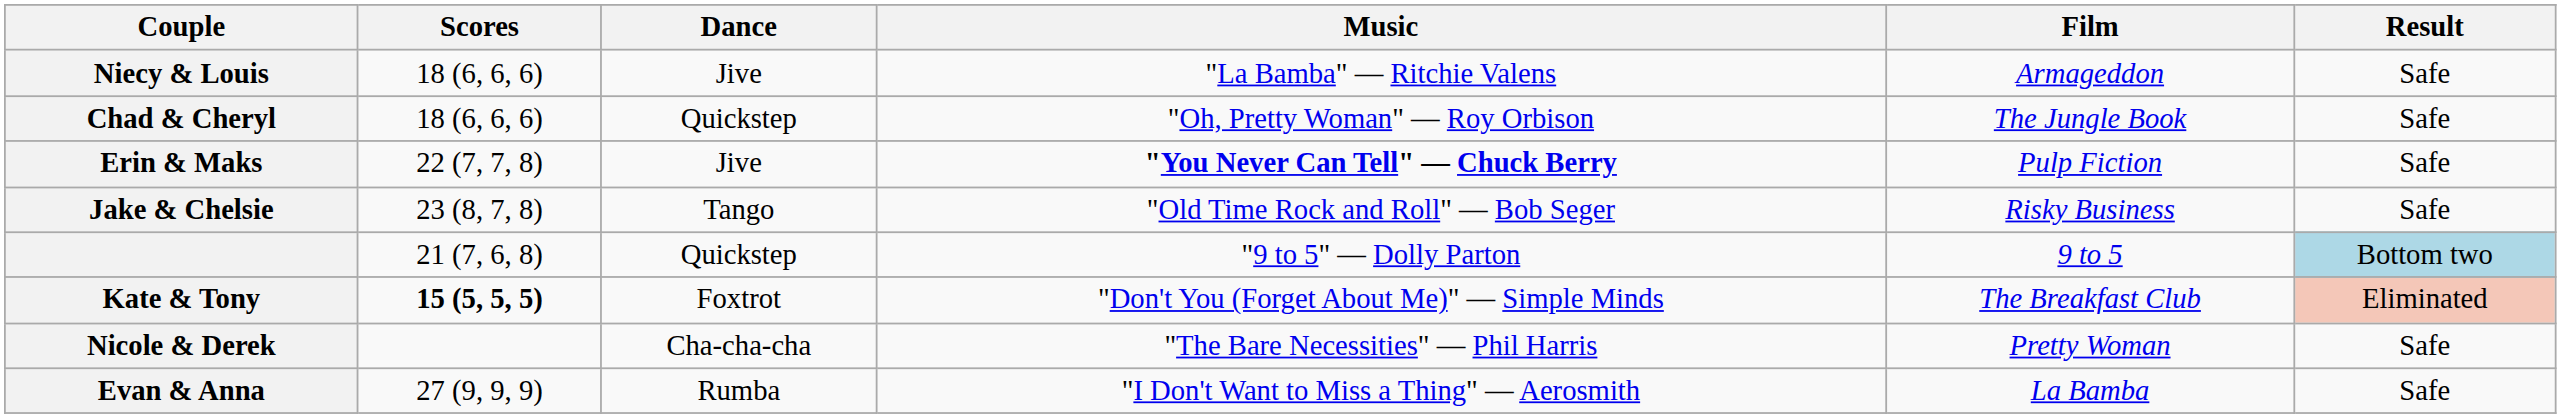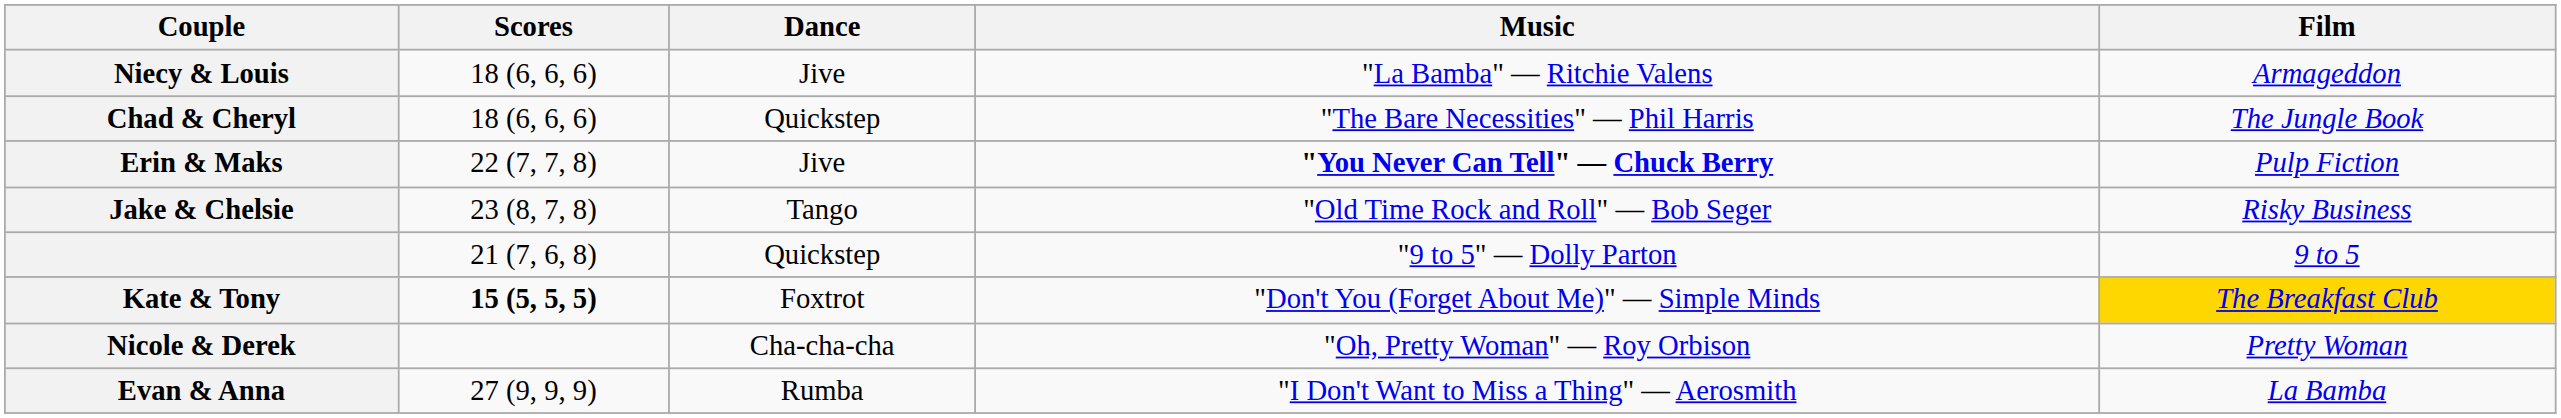- column: (2425, 27)
(1381, 118) "Oh, Pretty Woman" — Roy Orbison -> (1537, 118) "The Bare Necessities" — Phil Harris
(2090, 299) no background -> (2327, 299) gold background
(1381, 345) "The Bare Necessities" — Phil Harris -> (1537, 345) "Oh, Pretty Woman" — Roy Orbison
